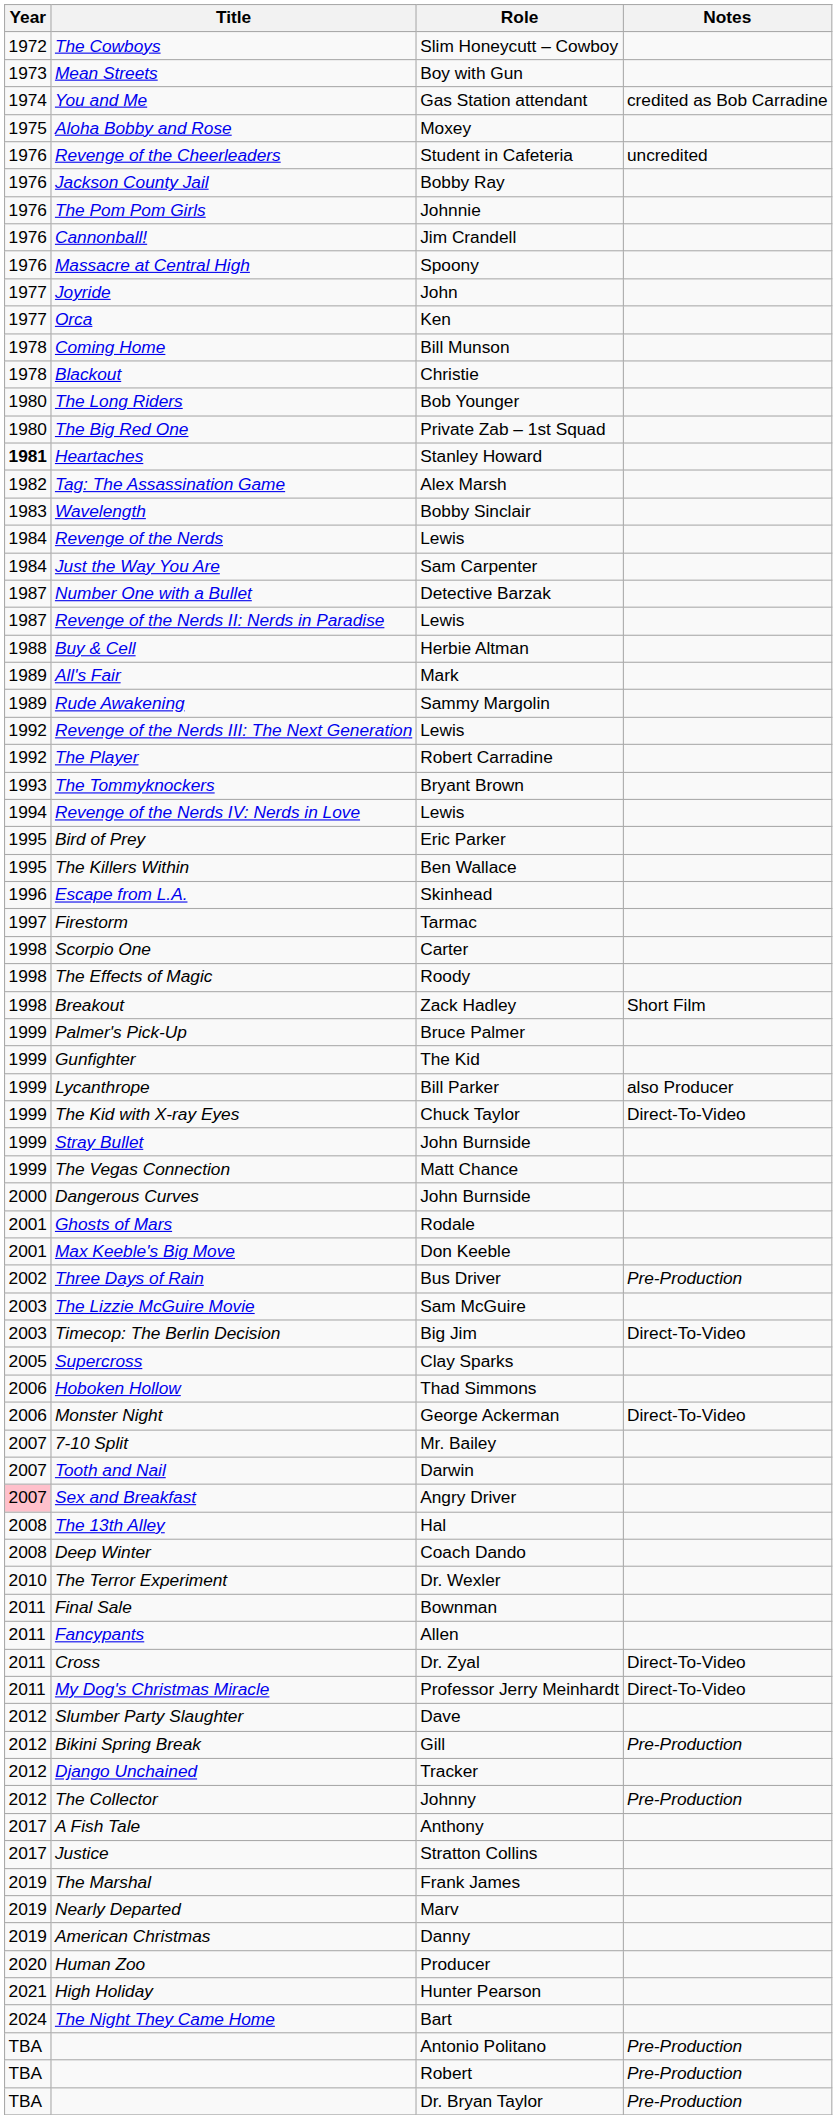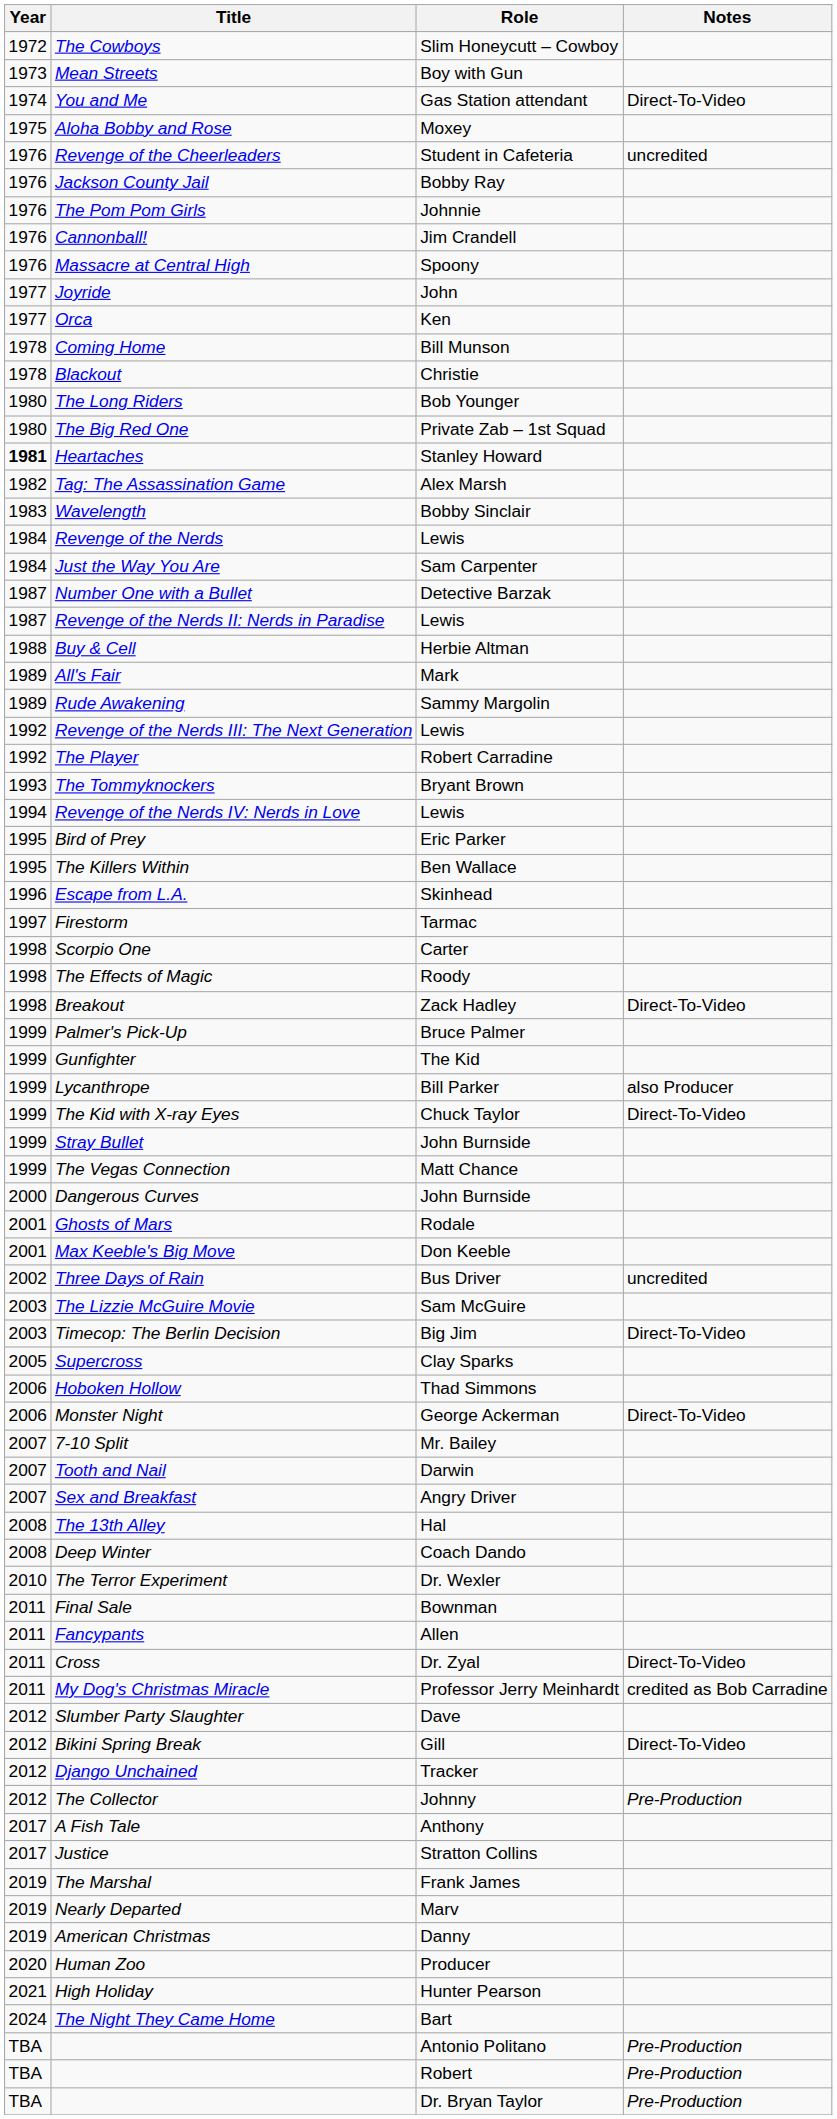(727, 100) credited as Bob Carradine -> (686, 100) Direct-To-Video
(666, 1004) Short Film -> (686, 1004) Direct-To-Video
(685, 1278) Pre-Production -> (667, 1278) uncredited
(28, 1498) pink background -> (28, 1498) no background
(686, 1689) Direct-To-Video -> (727, 1689) credited as Bob Carradine
(685, 1744) Pre-Production -> (686, 1744) Direct-To-Video
